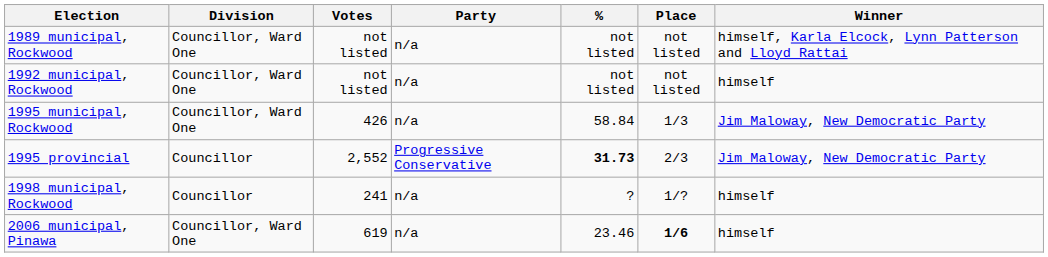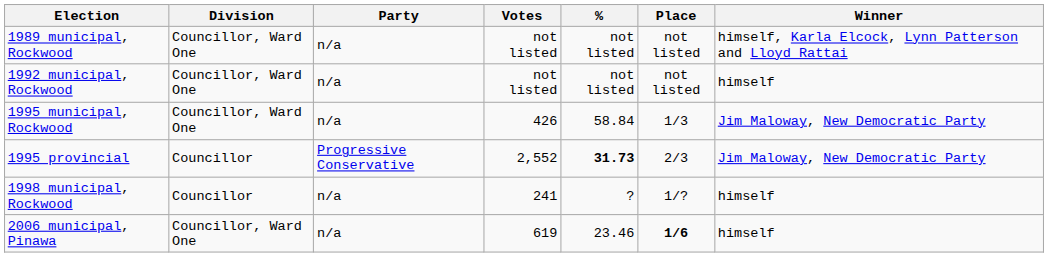columns swapped: (476, 16) <-> (352, 16)
